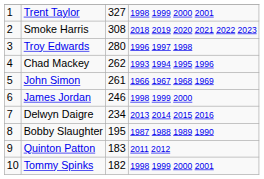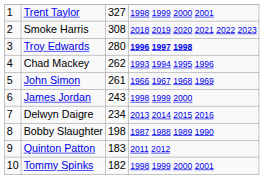(161, 47) normal -> (161, 47) bold
(117, 98) 246 -> (117, 98) 243
(117, 132) 195 -> (117, 132) 198
